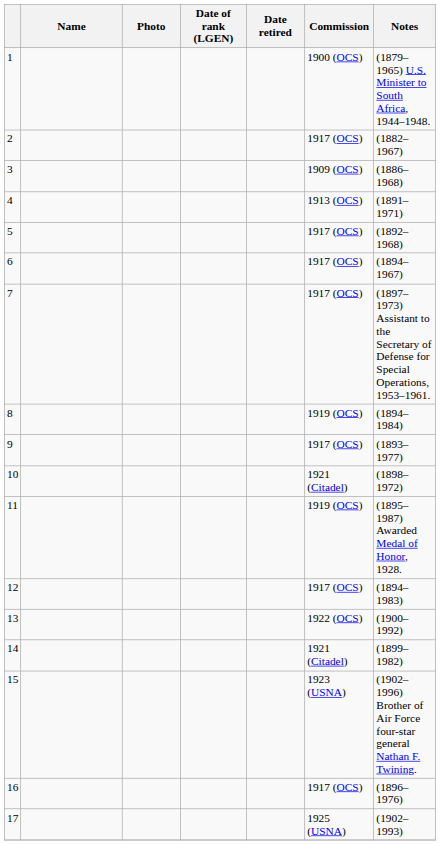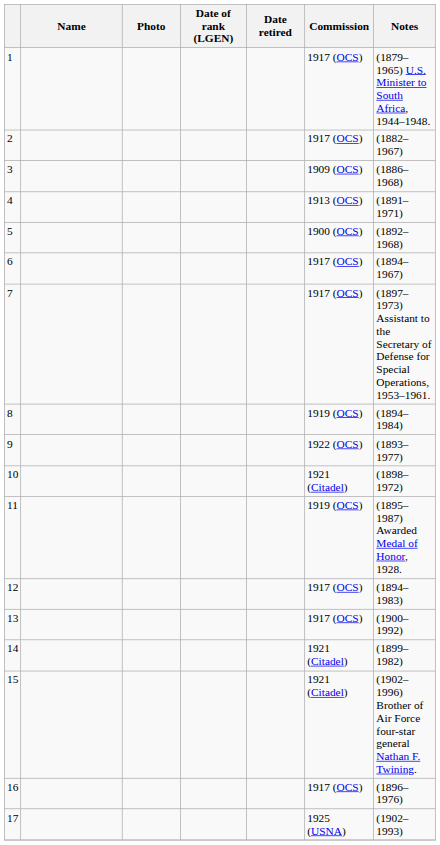(335, 57) 1900 (OCS) -> (335, 57) 1917 (OCS)
(335, 231) 1917 (OCS) -> (335, 231) 1900 (OCS)
(335, 444) 1917 (OCS) -> (335, 444) 1922 (OCS)
(335, 618) 1922 (OCS) -> (335, 618) 1917 (OCS)
(326, 686) 1923 (USNA) -> (327, 686) 1921 (Citadel)
